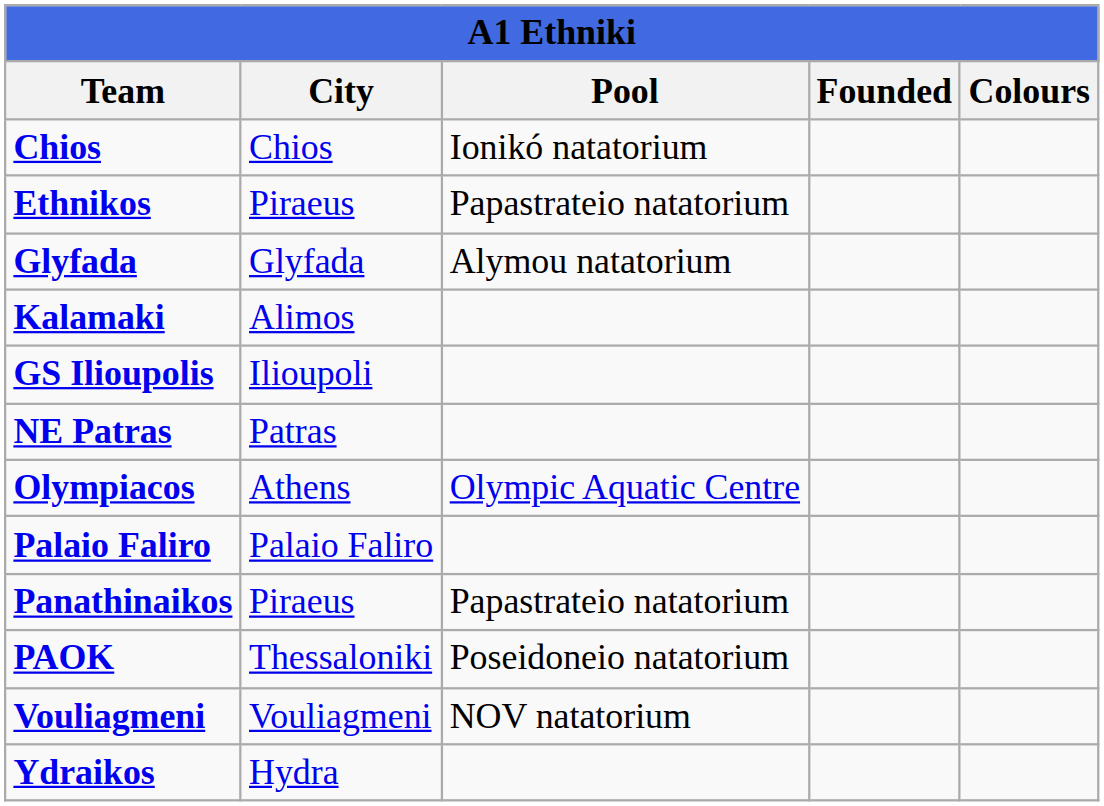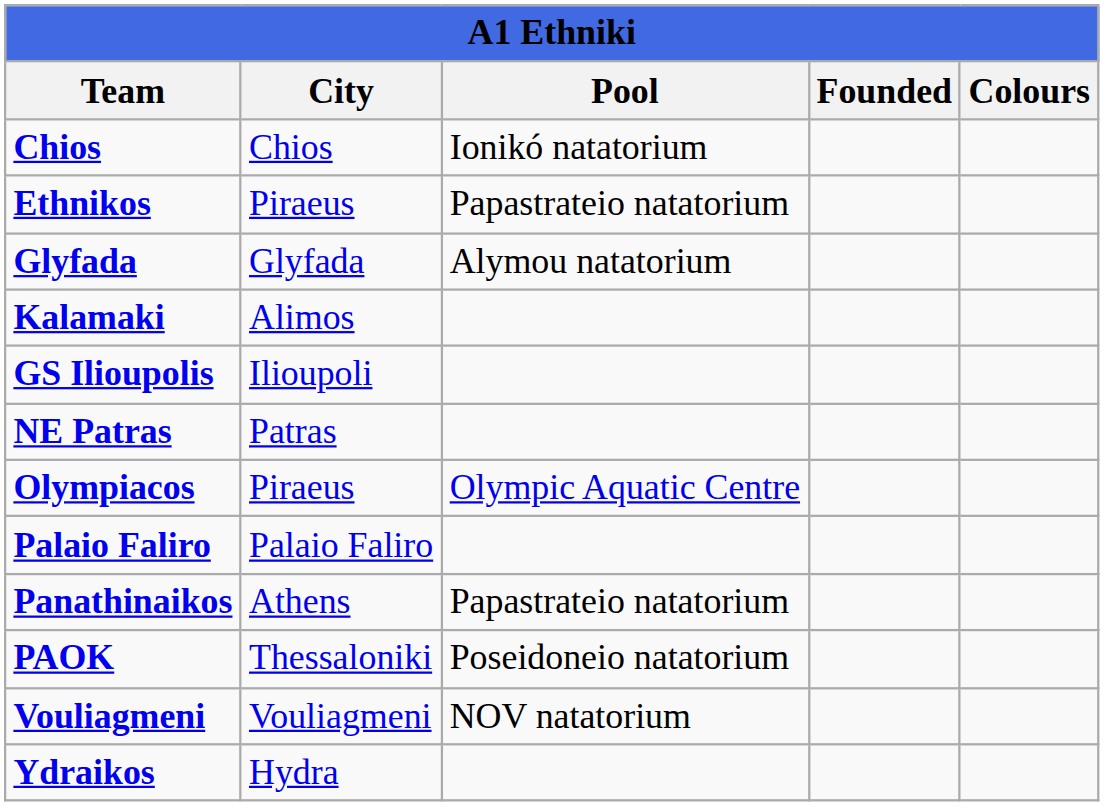(300, 487) Athens -> (302, 487) Piraeus
(302, 601) Piraeus -> (300, 601) Athens
